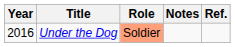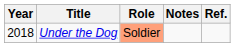(20, 33) 2016 -> (20, 33) 2018
